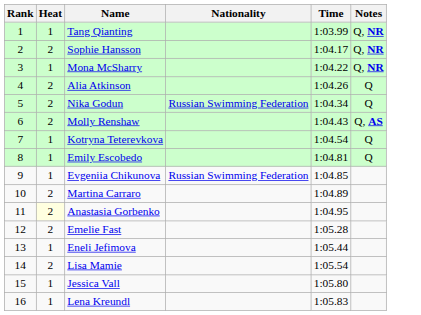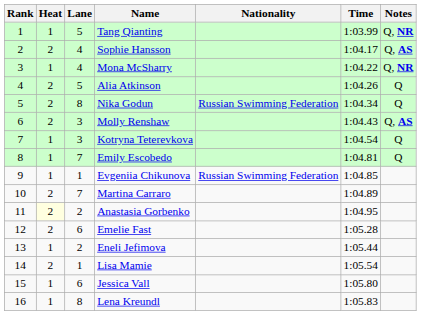+ column: (80, 13)
(369, 49) Q, NR -> (398, 49) Q, AS
